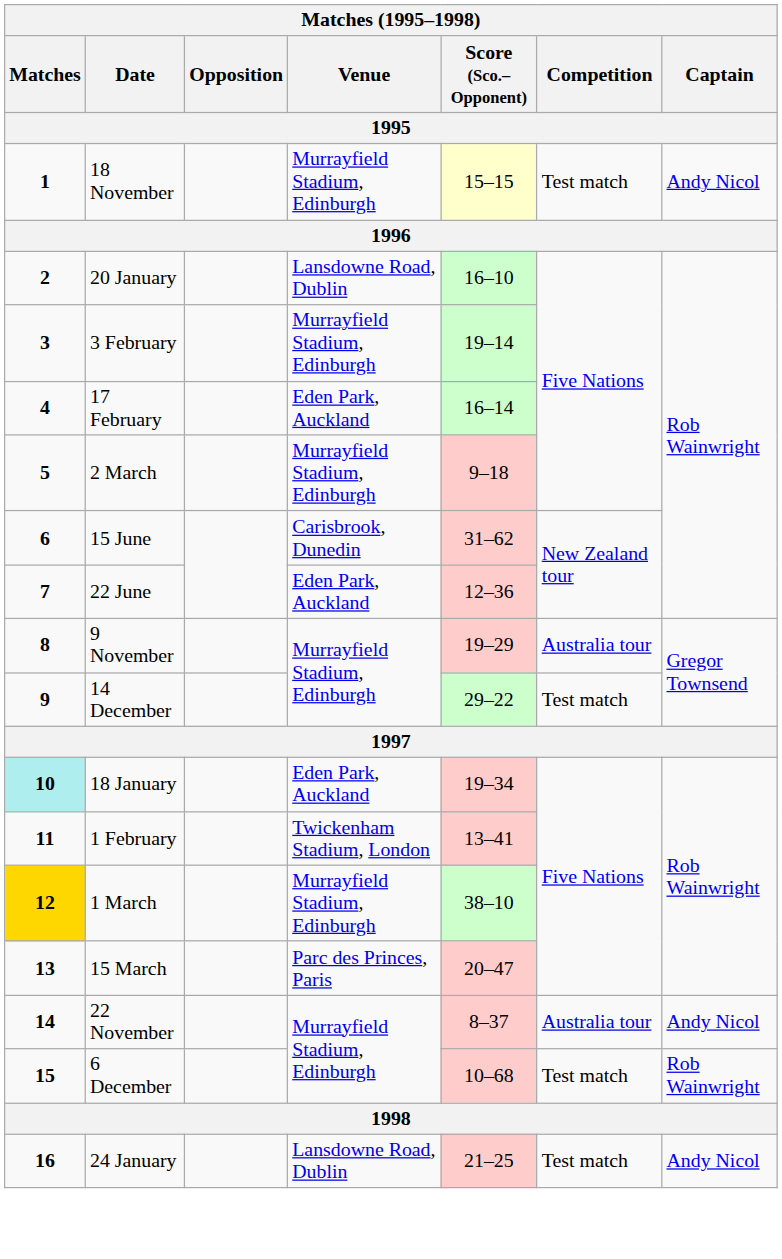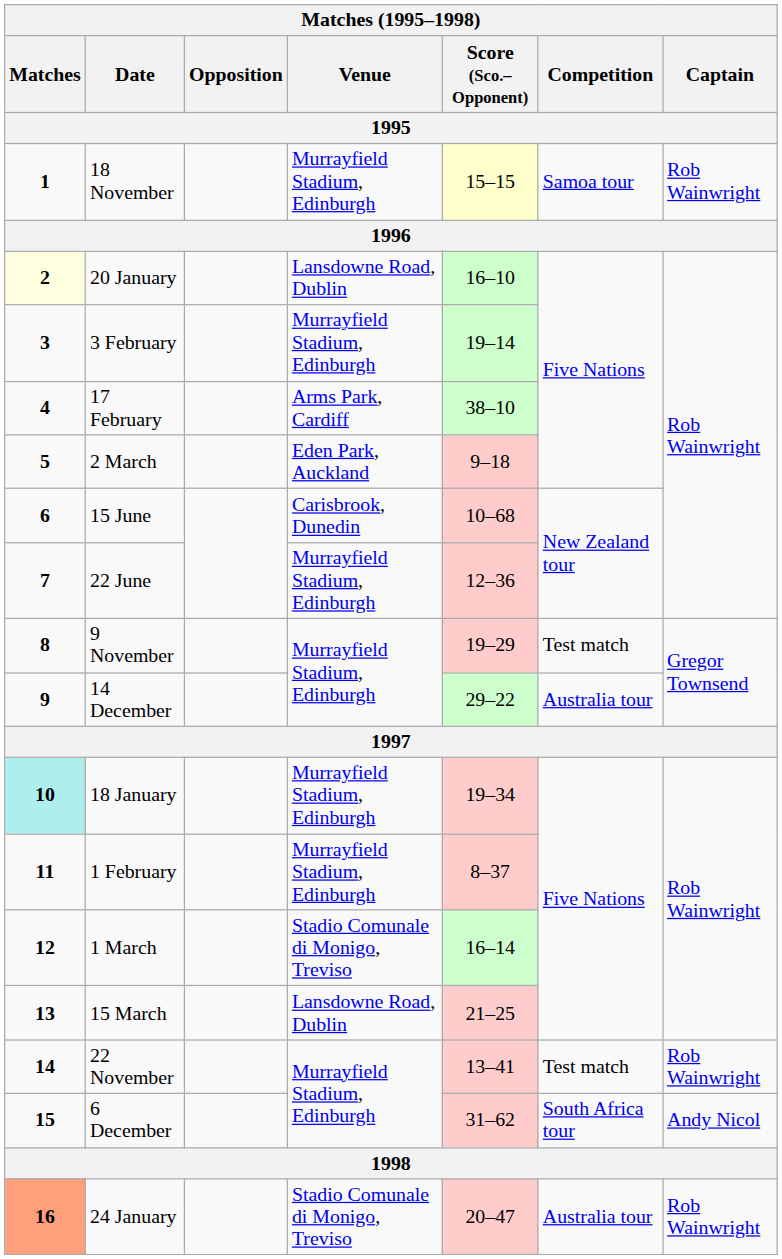(585, 181) Test match -> (588, 181) Samoa tour
(713, 181) Andy Nicol -> (714, 181) Rob Wainwright
(45, 277) no background -> (45, 277) lightyellow background
(336, 407) Eden Park, Auckland -> (337, 407) Arms Park, Cardiff
(489, 407) 16–14 -> (490, 407) 38–10
(340, 472) Murrayfield Stadium, Edinburgh -> (335, 461) Eden Park, Auckland
(489, 537) 31–62 -> (490, 515) 10–68
(336, 591) Eden Park, Auckland -> (340, 580) Murrayfield Stadium, Edinburgh
(597, 645) Australia tour -> (586, 645) Test match
(585, 699) Test match -> (598, 699) Australia tour
(336, 784) Eden Park, Auckland -> (340, 795) Murrayfield Stadium, Edinburgh
(361, 838) Twickenham Stadium, London -> (340, 871) Murrayfield Stadium, Edinburgh
(489, 838) 13–41 -> (490, 871) 8–37
(45, 903) gold background -> (45, 947) no background
(340, 903) Murrayfield Stadium, Edinburgh -> (361, 947) Stadio Comunale di Monigo, Treviso
(489, 903) 38–10 -> (490, 947) 16–14
(360, 968) Parc des Princes, Paris -> (364, 1012) Lansdowne Road, Dublin
(489, 968) 20–47 -> (490, 1012) 21–25
(489, 1021) 8–37 -> (490, 1066) 13–41
(597, 1021) Australia tour -> (586, 1066) Test match
(713, 1021) Andy Nicol -> (714, 1066) Rob Wainwright
(489, 1075) 10–68 -> (490, 1120) 31–62
(585, 1075) Test match -> (593, 1120) South Africa tour
(713, 1075) Rob Wainwright -> (714, 1120) Andy Nicol
(45, 1160) no background -> (45, 1216) lightsalmon background
(364, 1160) Lansdowne Road, Dublin -> (361, 1216) Stadio Comunale di Monigo, Treviso
(489, 1160) 21–25 -> (490, 1216) 20–47
(585, 1160) Test match -> (598, 1216) Australia tour
(713, 1160) Andy Nicol -> (714, 1216) Rob Wainwright
